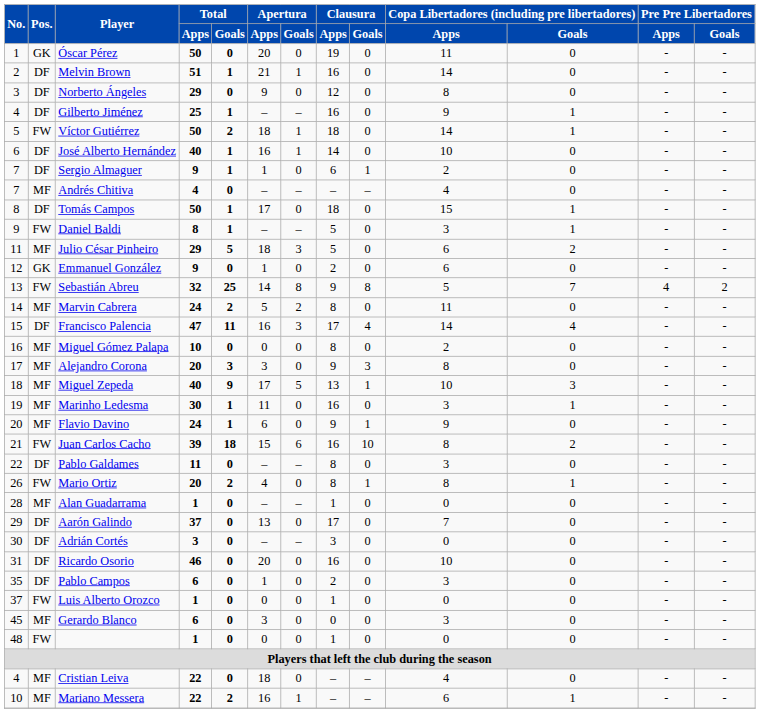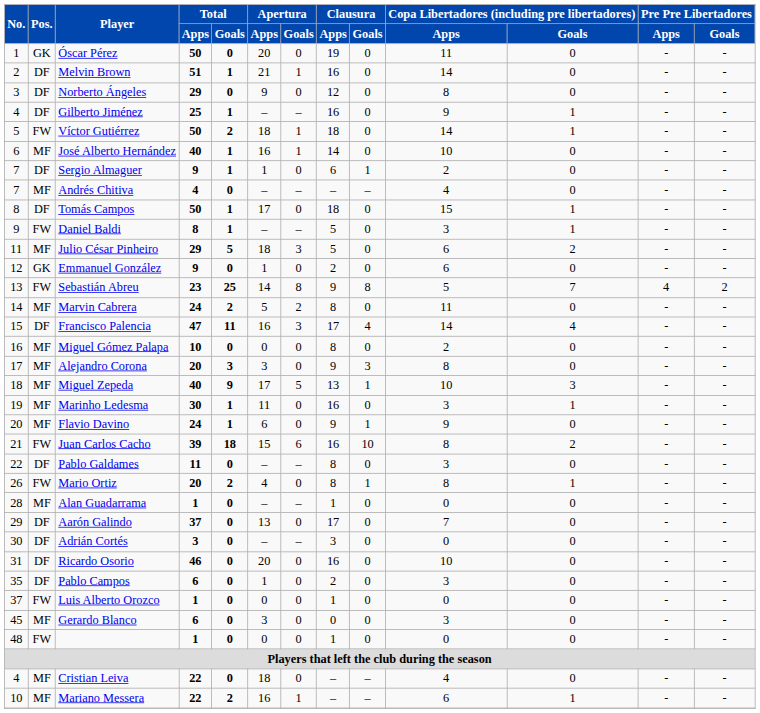(42, 151) DF -> (42, 151) MF
(195, 287) 32 -> (195, 287) 23
